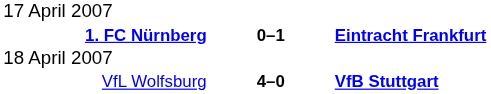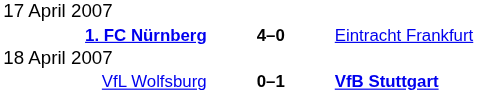(271, 35) 0–1 -> (271, 35) 4–0
(411, 35) bold -> (404, 35) normal
(271, 82) 4–0 -> (271, 82) 0–1
